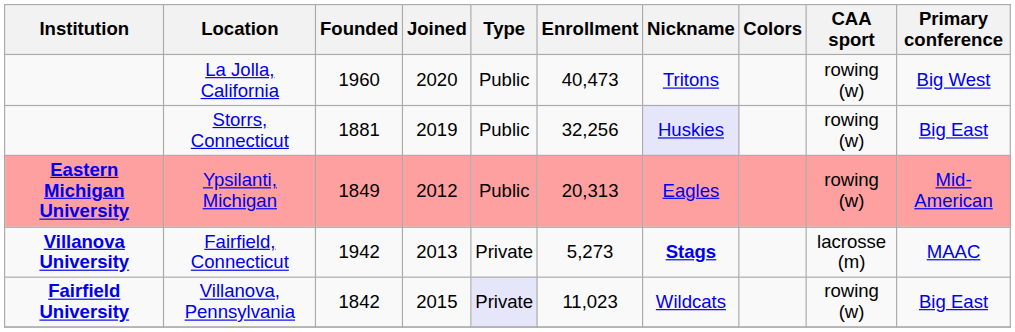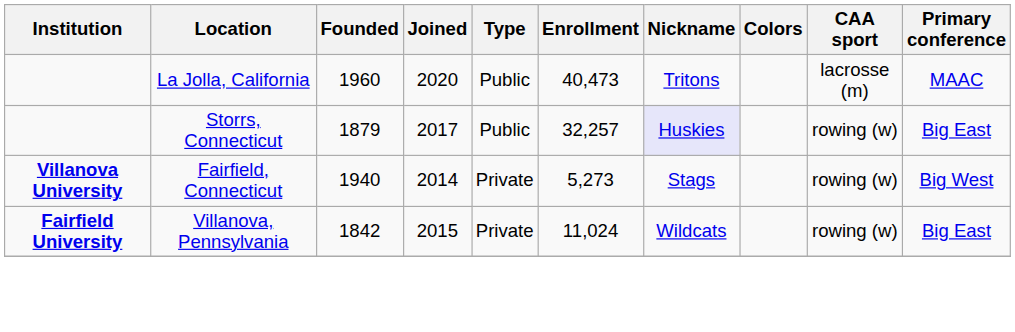(852, 79) rowing (w) -> (855, 79) lacrosse (m)
(954, 79) Big West -> (956, 79) MAAC
(359, 130) 1881 -> (360, 130) 1879
(437, 130) 2019 -> (437, 130) 2017
(590, 130) 32,256 -> (591, 130) 32,257
- row: (240, 191)
(359, 251) 1942 -> (360, 180) 1940
(437, 251) 2013 -> (437, 180) 2014
(691, 251) bold -> (691, 180) normal
(852, 251) lacrosse (m) -> (855, 180) rowing (w)
(954, 251) MAAC -> (956, 180) Big West
(504, 302) lavender background -> (505, 230) no background
(590, 302) 11,023 -> (591, 230) 11,024
